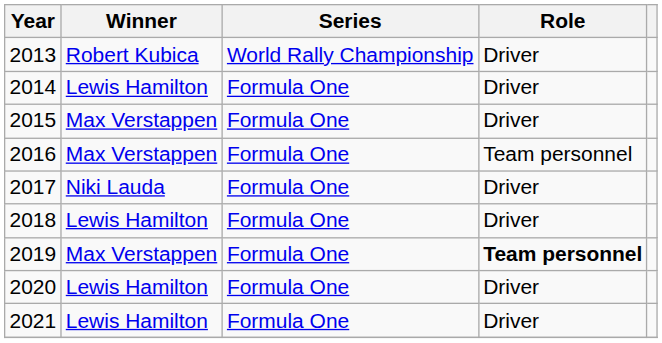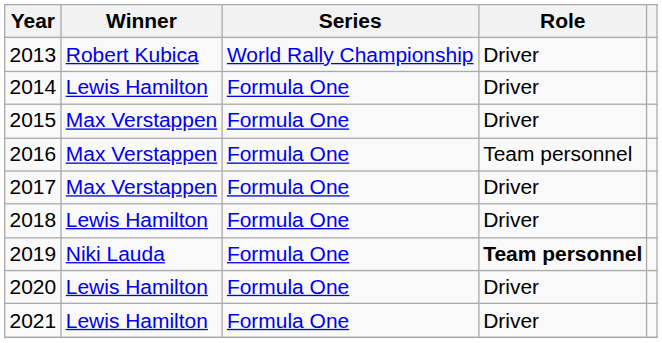(115, 187) Niki Lauda -> (142, 187) Max Verstappen
(142, 253) Max Verstappen -> (115, 253) Niki Lauda
